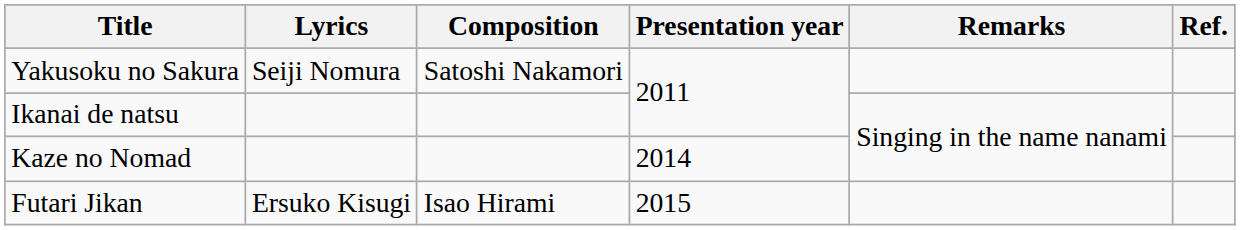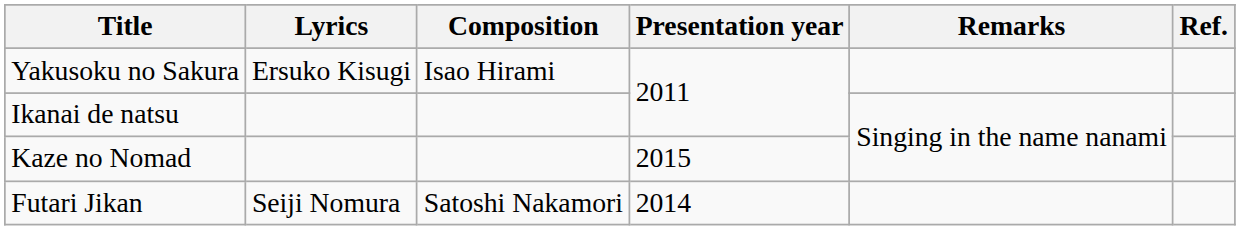(326, 70) Seiji Nomura -> (331, 70) Ersuko Kisugi
(523, 70) Satoshi Nakamori -> (490, 70) Isao Hirami
(663, 158) 2014 -> (663, 158) 2015
(331, 202) Ersuko Kisugi -> (326, 202) Seiji Nomura
(490, 202) Isao Hirami -> (523, 202) Satoshi Nakamori
(663, 202) 2015 -> (663, 202) 2014
